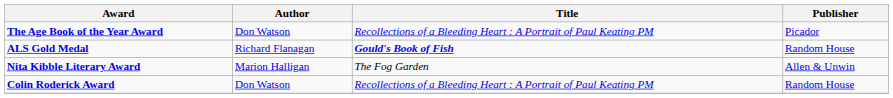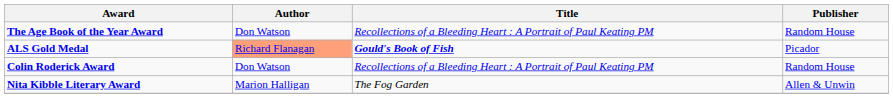(802, 31) Picador -> (820, 31) Random House
(275, 48) no background -> (275, 48) lightsalmon background
(820, 48) Random House -> (802, 48) Picador
rows swapped: (61, 84) <-> (74, 66)
